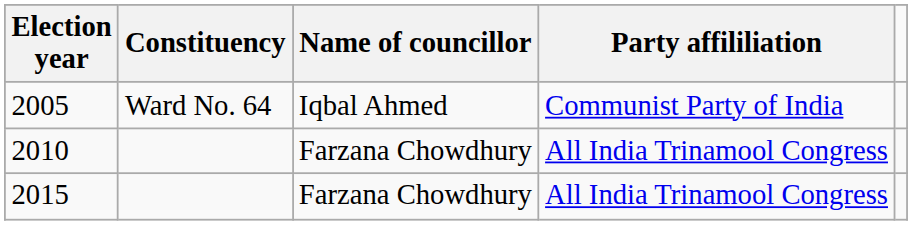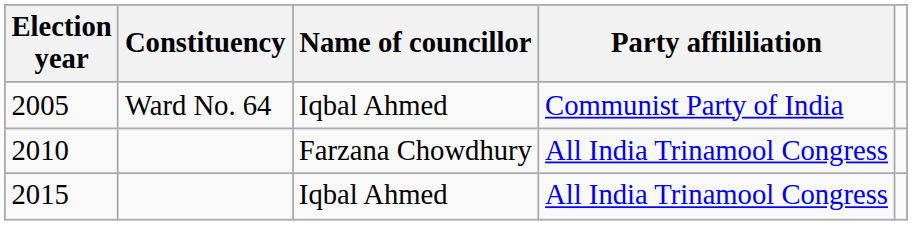(415, 195) Farzana Chowdhury -> (373, 195) Iqbal Ahmed
